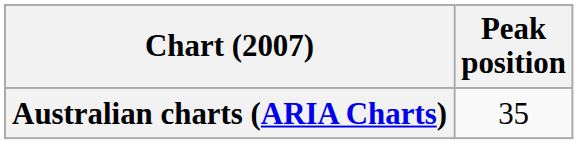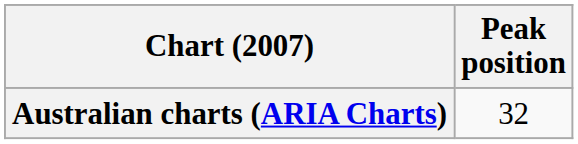(514, 112) 35 -> (514, 112) 32
